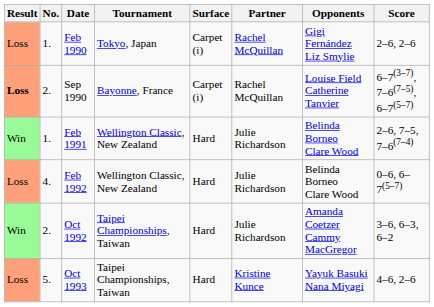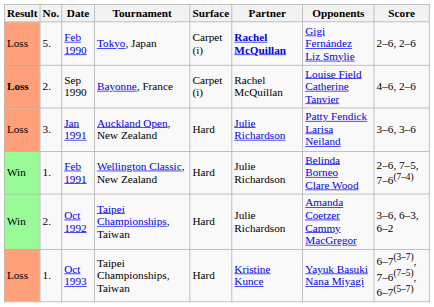(47, 43) 1. -> (47, 43) 5.
(259, 43) normal -> (260, 43) bold
(396, 91) 6–7(3–7), 7–6(7–5), 6–7(5–7) -> (396, 86) 4–6, 2–6
+ row: (75, 129)
- row: (75, 181)
(47, 280) 5. -> (47, 275) 1.
(396, 280) 4–6, 2–6 -> (397, 275) 6–7(3–7), 7–6(7–5), 6–7(5–7)
